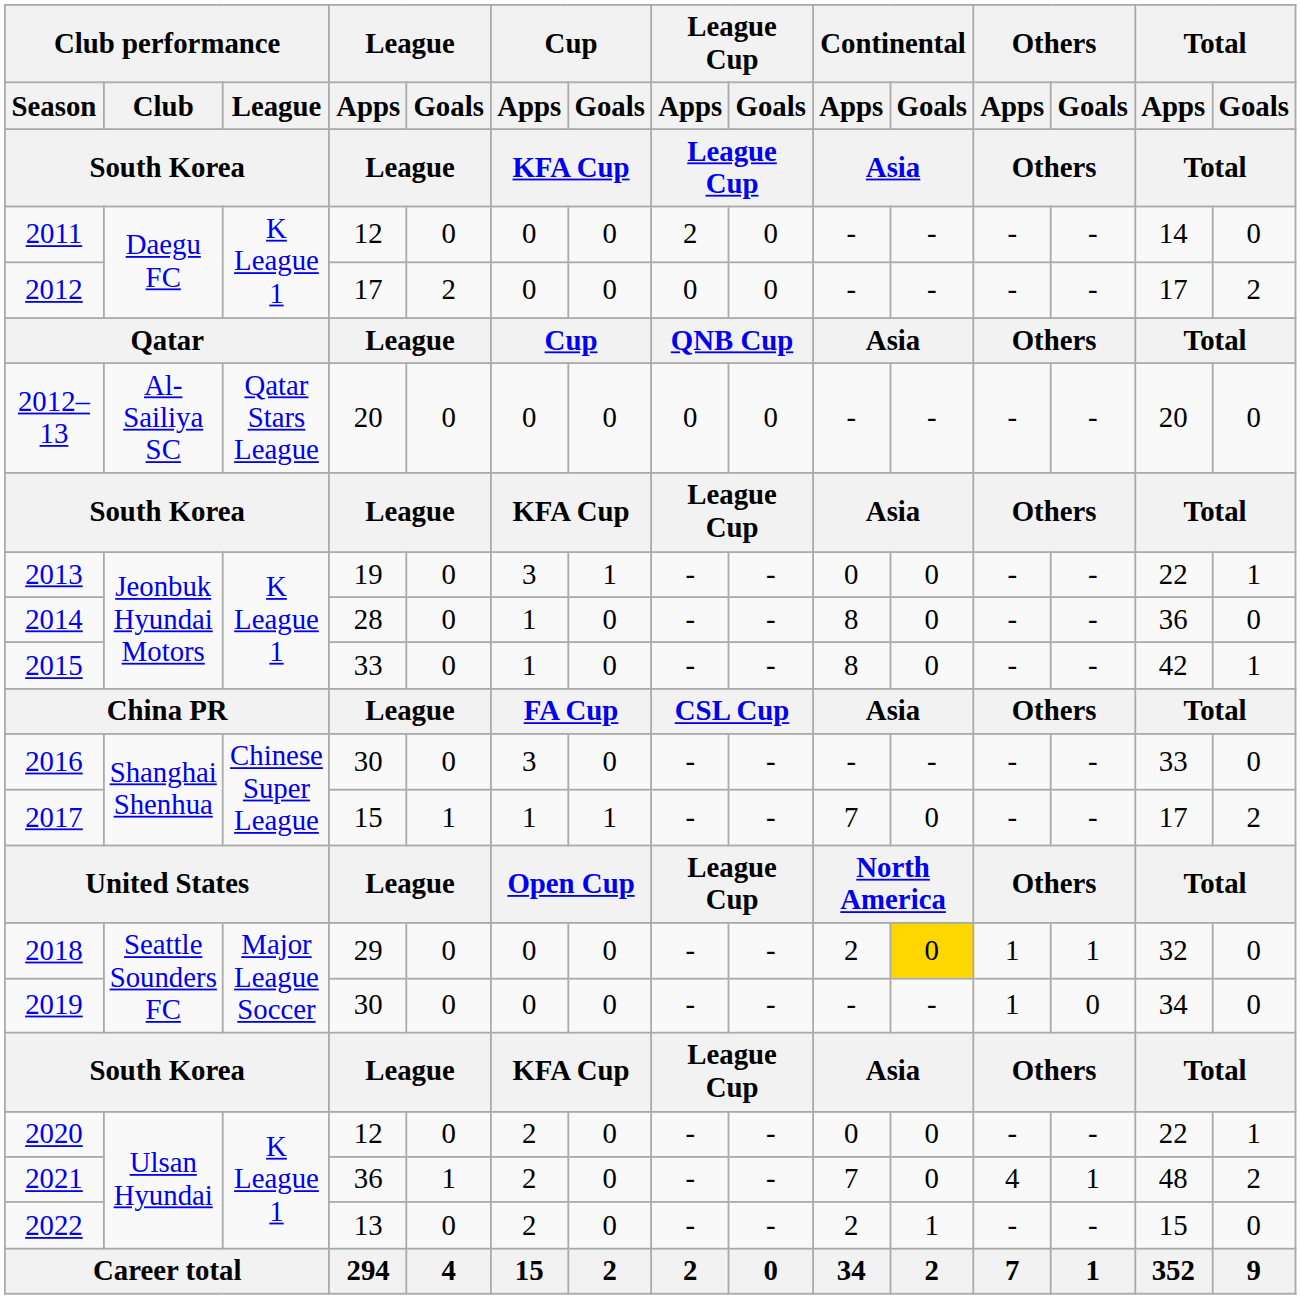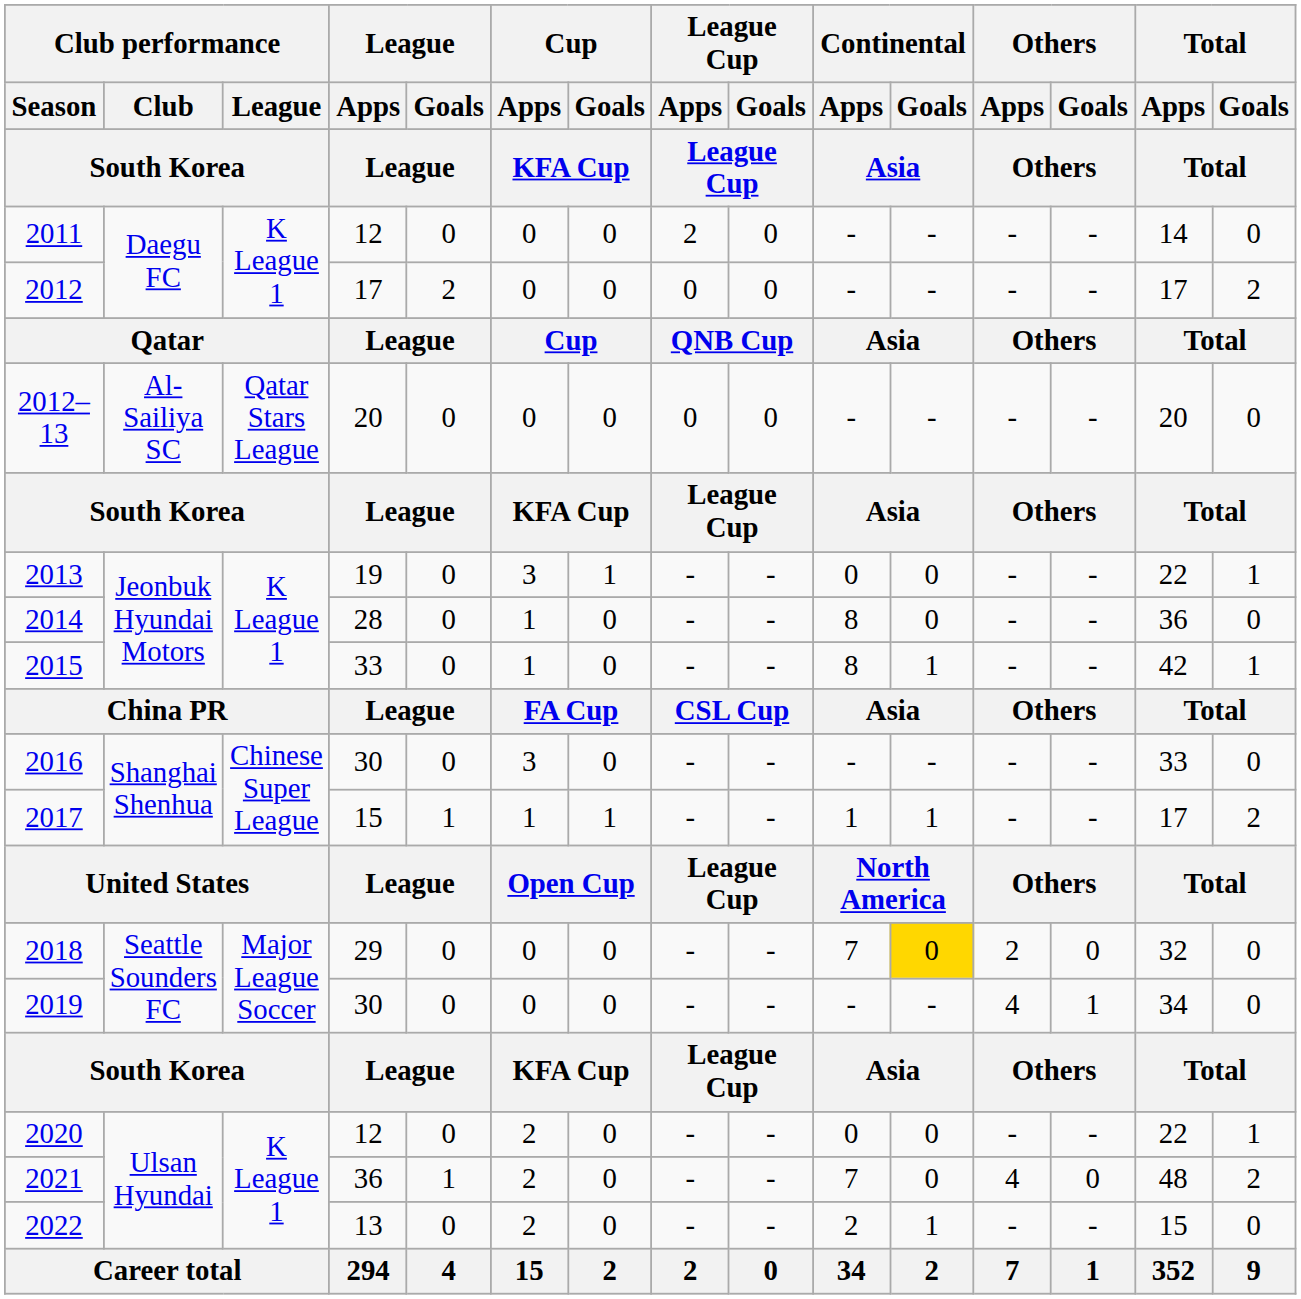(932, 665) 0 -> (932, 665) 1
(851, 816) 7 -> (851, 816) 1
(932, 816) 0 -> (932, 816) 1
(851, 949) 2 -> (851, 949) 7
(1012, 949) 1 -> (1012, 949) 2
(1093, 949) 1 -> (1093, 949) 0
(1012, 1005) 1 -> (1012, 1005) 4
(1093, 1005) 0 -> (1093, 1005) 1
(1093, 1179) 1 -> (1093, 1179) 0
